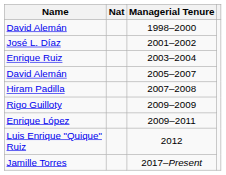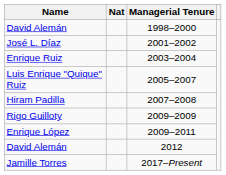(37, 74) David Alemán -> (54, 79) Luis Enrique "Quique" Ruiz
(54, 141) Luis Enrique "Quique" Ruiz -> (37, 147) David Alemán
